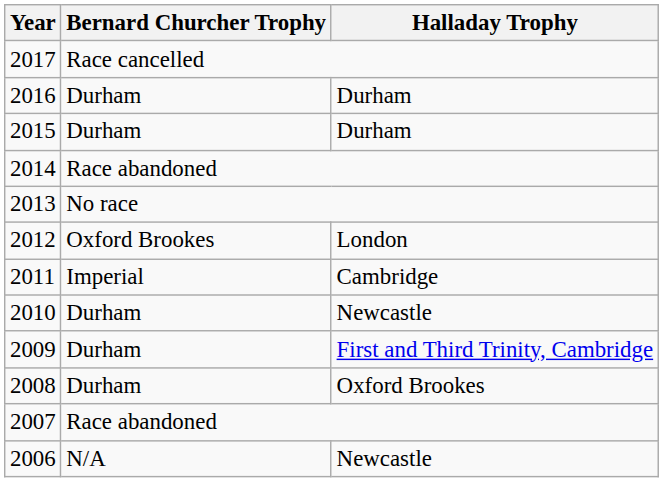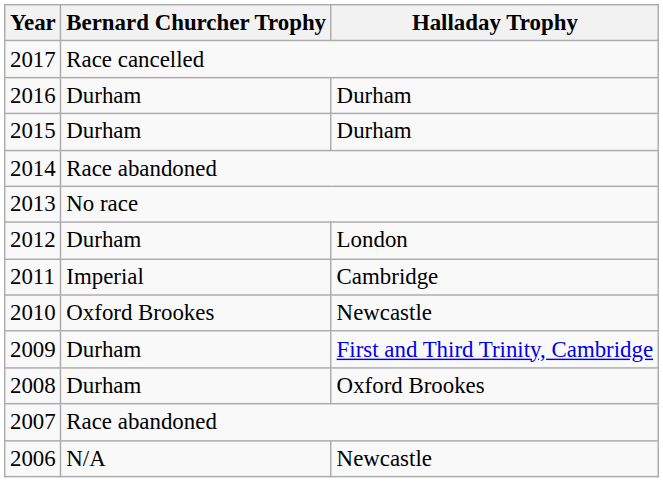(140, 240) Oxford Brookes -> (104, 240) Durham
(104, 312) Durham -> (140, 312) Oxford Brookes
